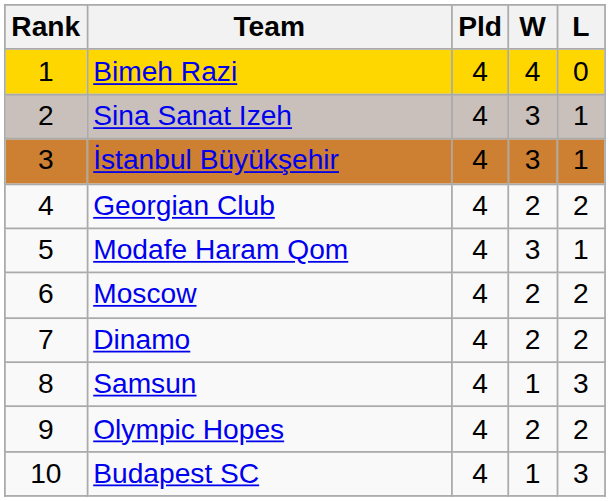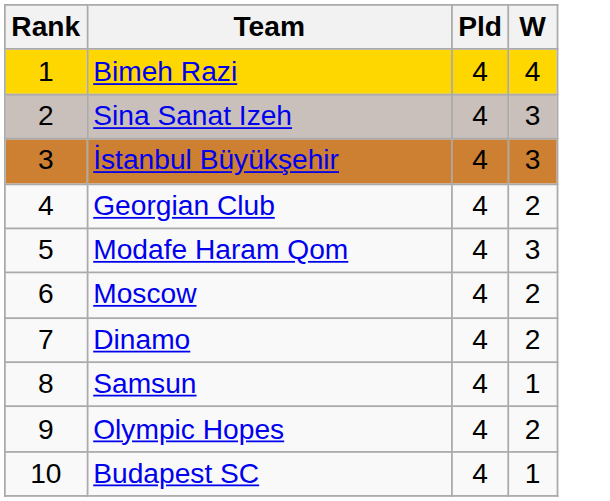- column: (581, 26)
